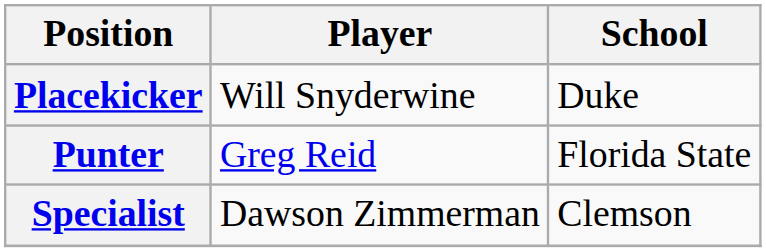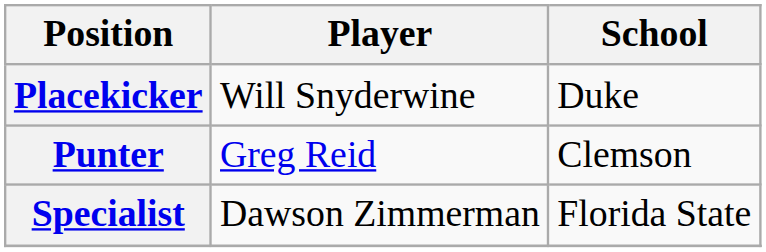(654, 154) Florida State -> (624, 154) Clemson
(624, 214) Clemson -> (654, 214) Florida State
